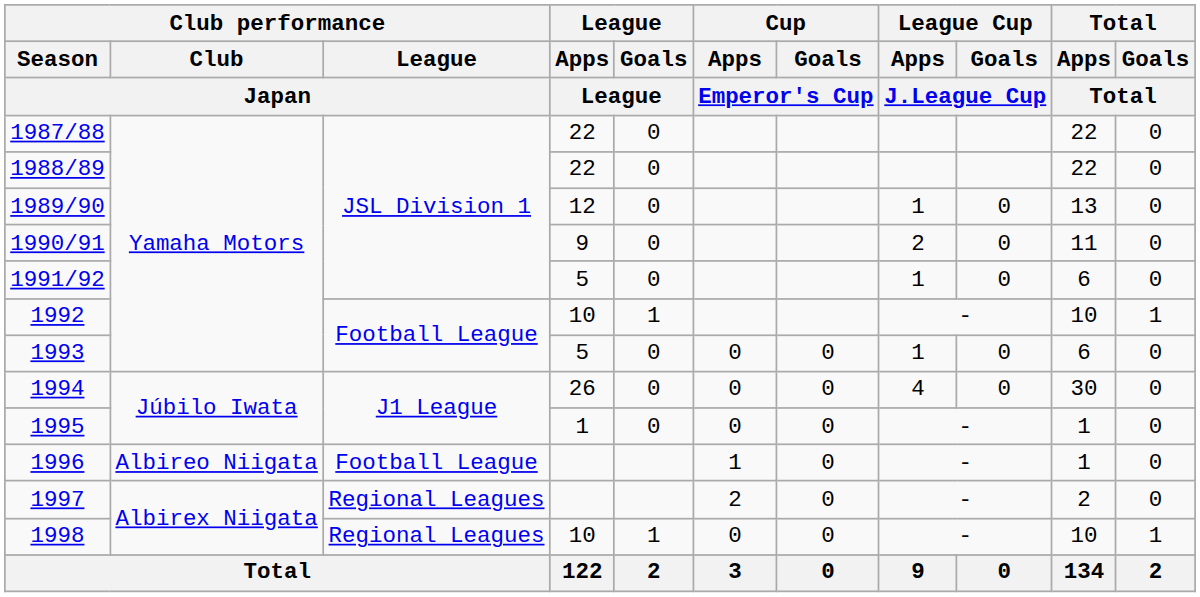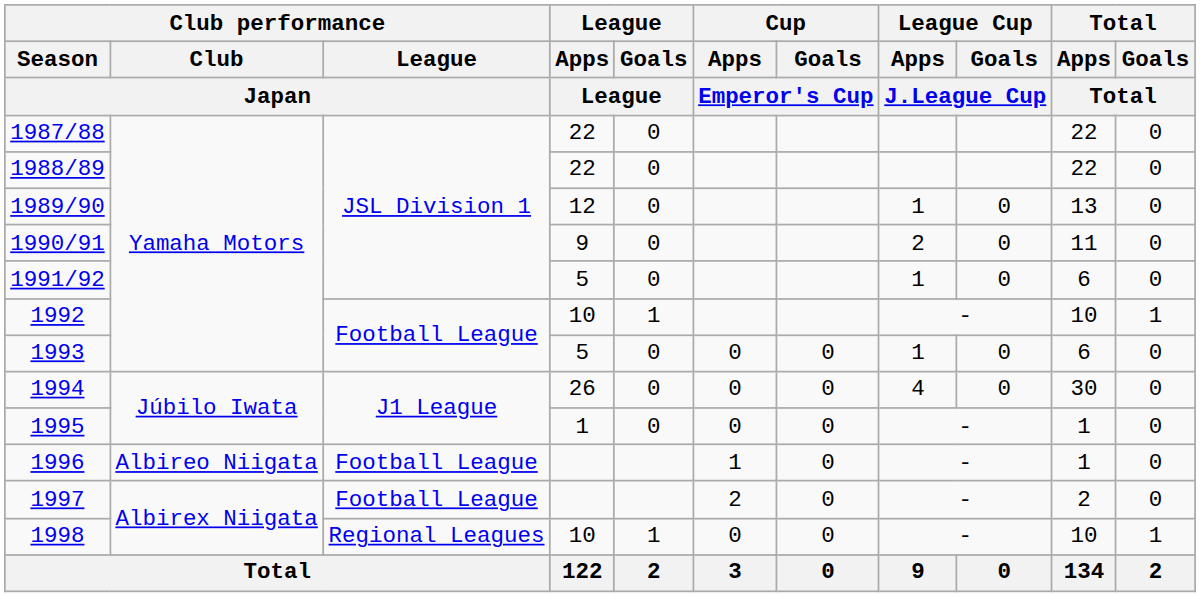(437, 500) Regional Leagues -> (437, 500) Football League
